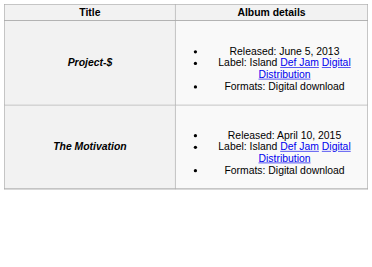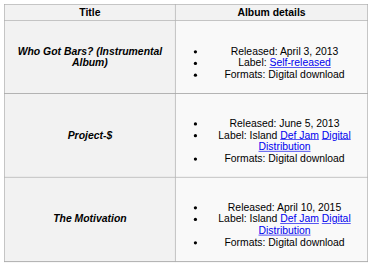+ row: (90, 57)
